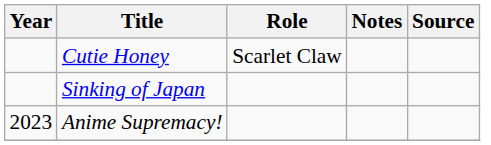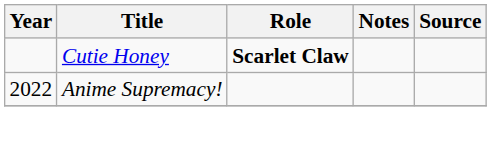(287, 55) normal -> (290, 55) bold
- row: (133, 88)
(31, 122) 2023 -> (31, 88) 2022
